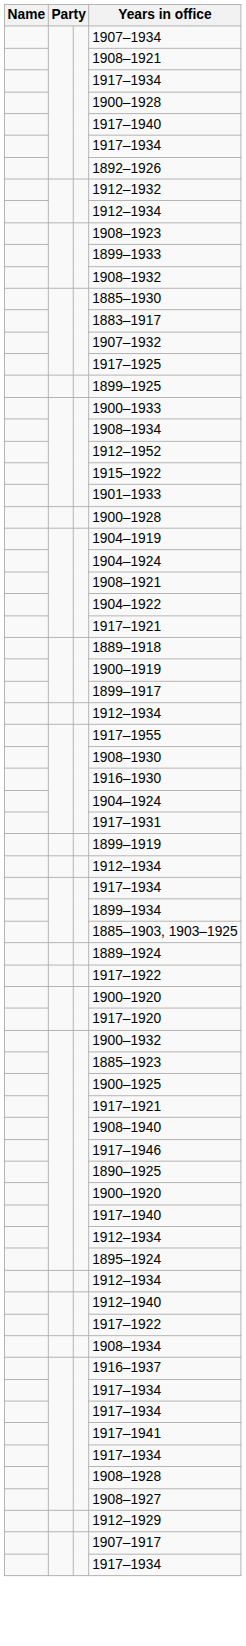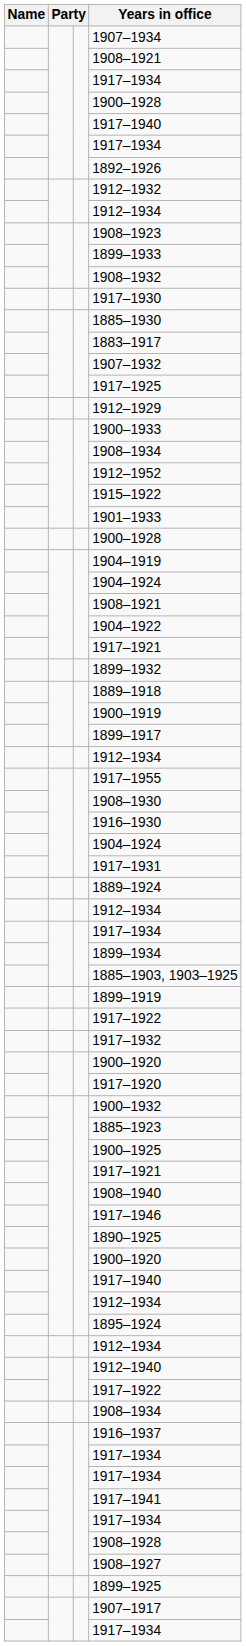+ row: (26, 299)
rows swapped: (26, 1521) <-> (26, 386)
+ row: (26, 670)
rows swapped: (26, 954) <-> (26, 845)
+ row: (26, 1041)
